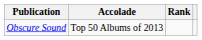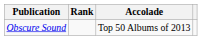columns swapped: (117, 12) <-> (179, 12)
